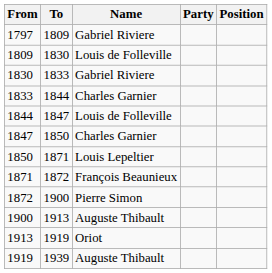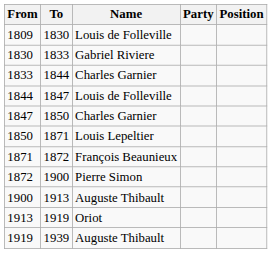- row: (20, 34)
